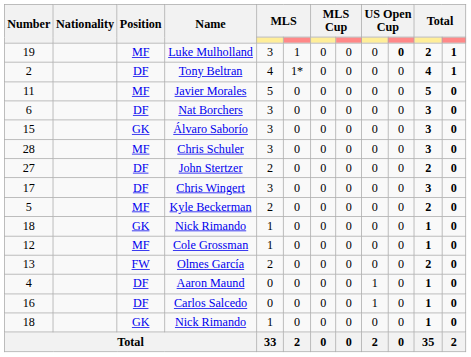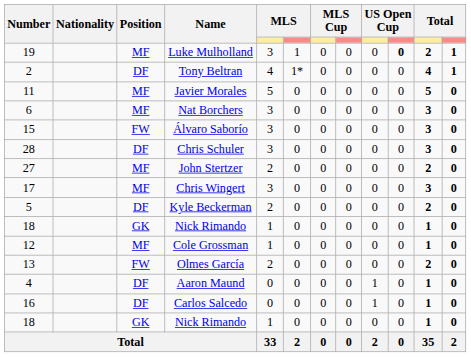(141, 110) DF -> (141, 110) MF
(141, 129) GK -> (141, 129) FW
(141, 149) MF -> (141, 149) DF
(141, 168) DF -> (141, 168) MF
(141, 187) DF -> (141, 187) MF
(141, 206) MF -> (141, 206) DF
